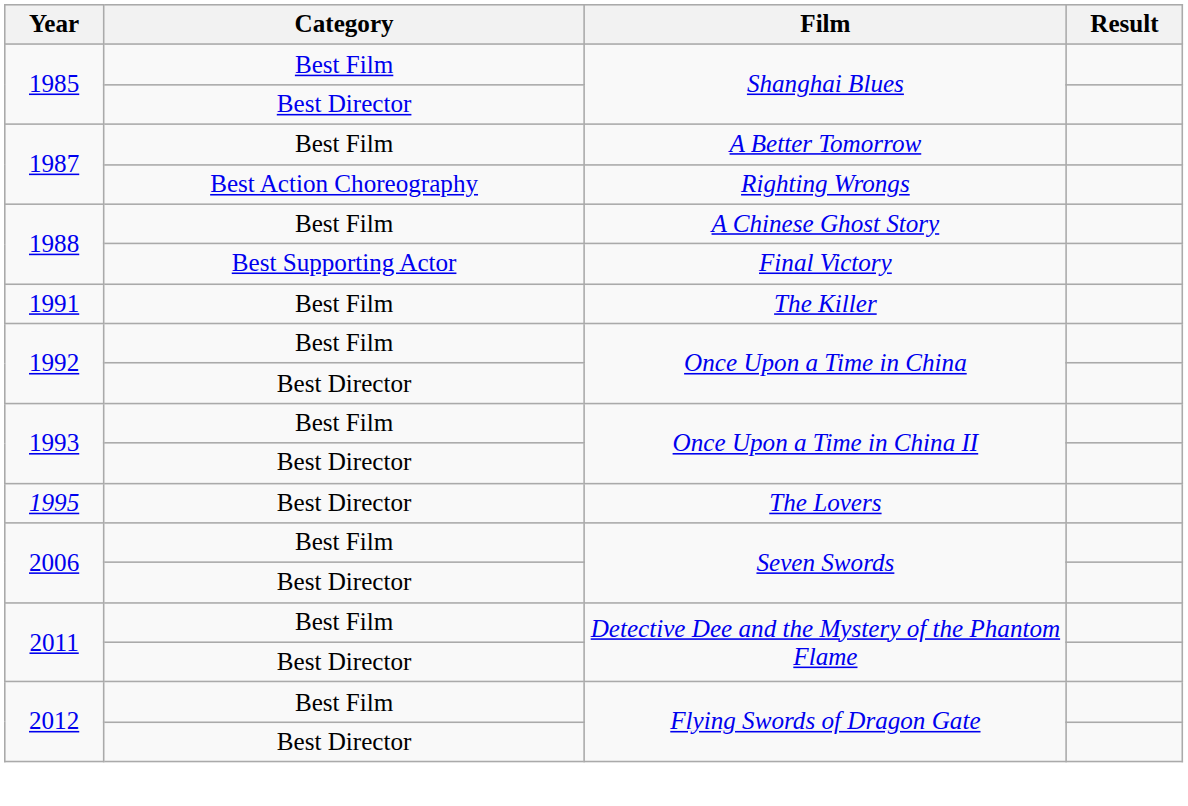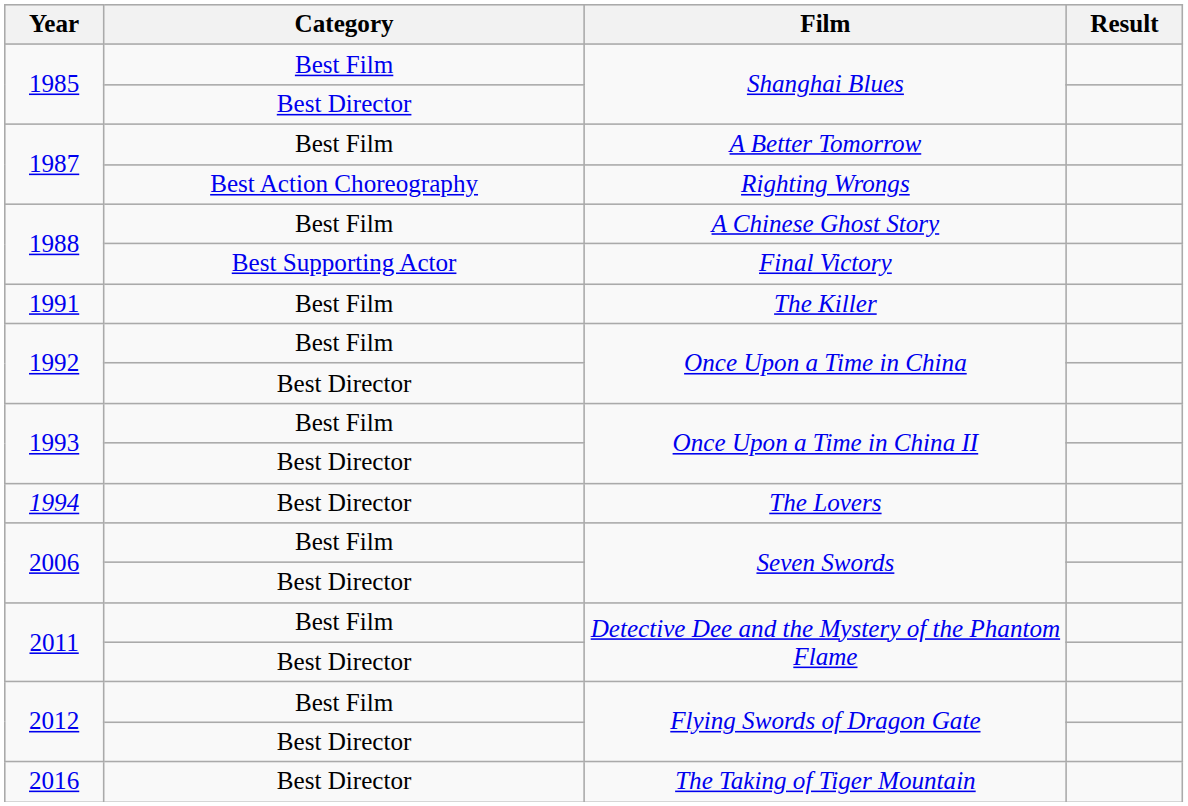(54, 502) 1995 -> (54, 502) 1994
+ row: (344, 781)
